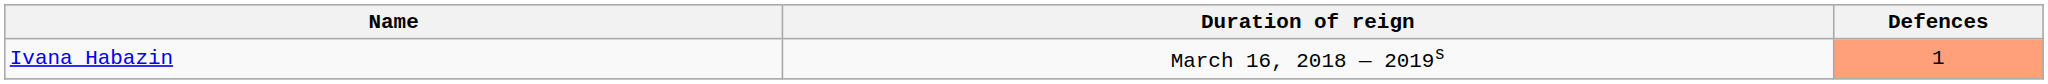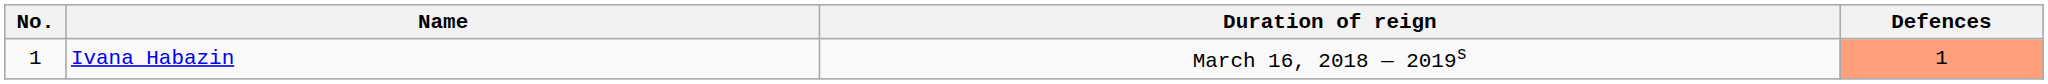+ column: (35, 22)
